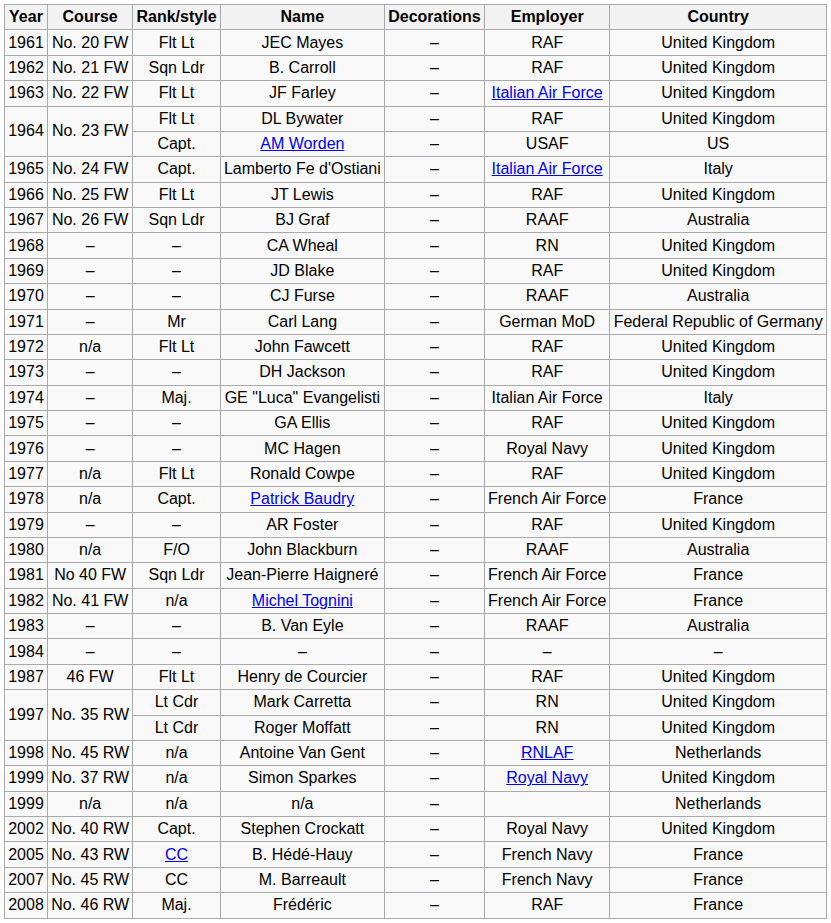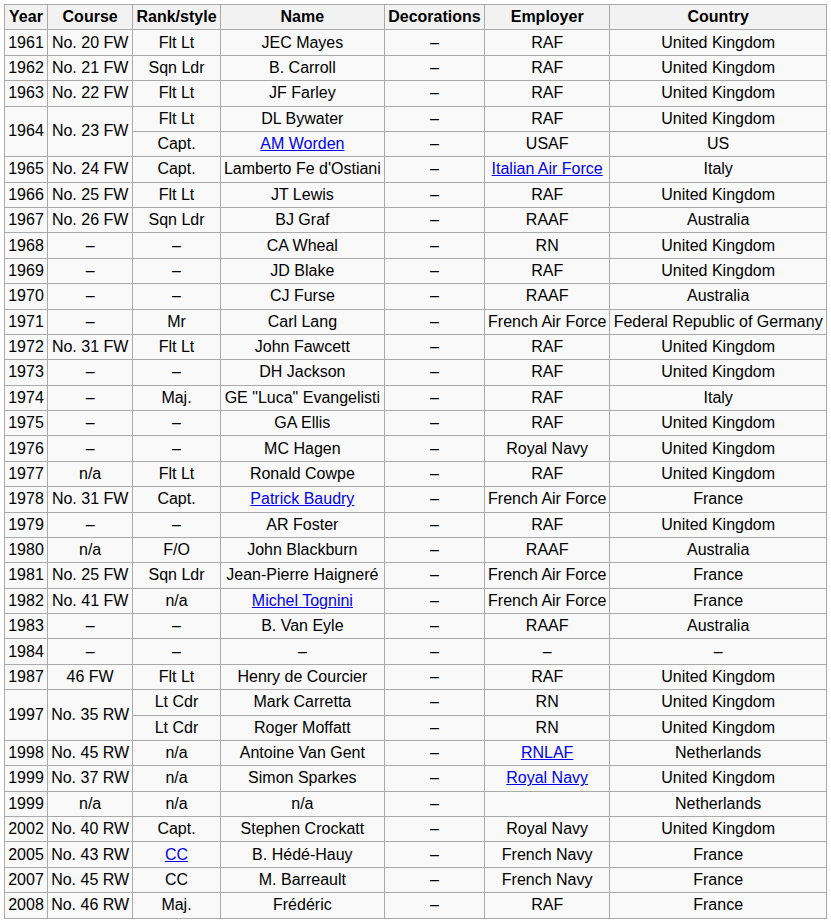(547, 93) Italian Air Force -> (547, 93) RAF
(547, 321) German MoD -> (547, 321) French Air Force
(90, 347) n/a -> (90, 347) No. 31 FW
(547, 397) Italian Air Force -> (547, 397) RAF
(90, 499) n/a -> (90, 499) No. 31 FW
(90, 575) No 40 FW -> (90, 575) No. 25 FW
